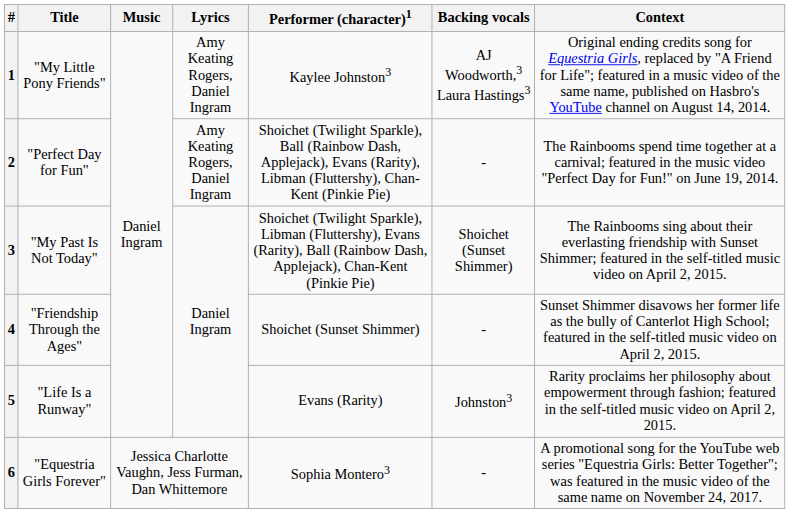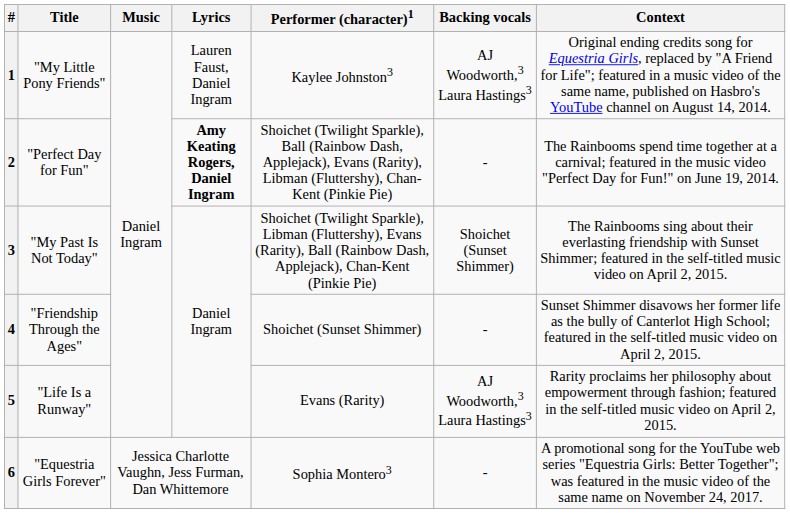(211, 75) Amy Keating Rogers, Daniel Ingram -> (211, 75) Lauren Faust, Daniel Ingram
(211, 162) normal -> (211, 162) bold
(484, 401) Johnston3 -> (485, 401) AJ Woodworth,3 Laura Hastings3
